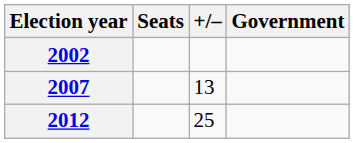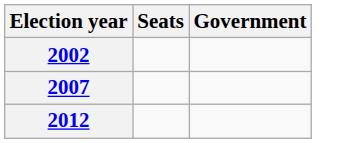- column: (208, 21)
